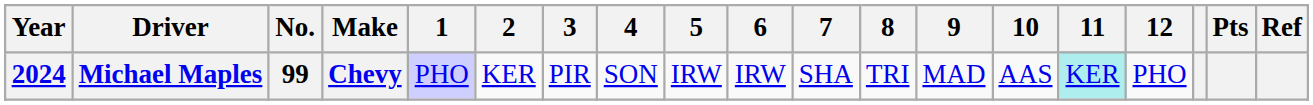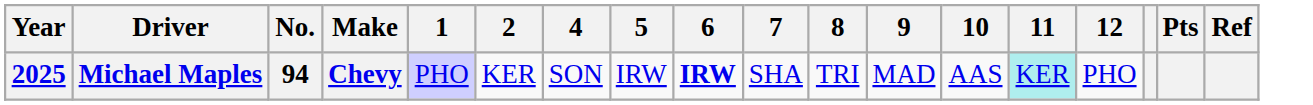- column: (570, 27)
(39, 74) 2024 -> (39, 74) 2025
(295, 74) 99 -> (295, 74) 94
(760, 74) normal -> (708, 74) bold
